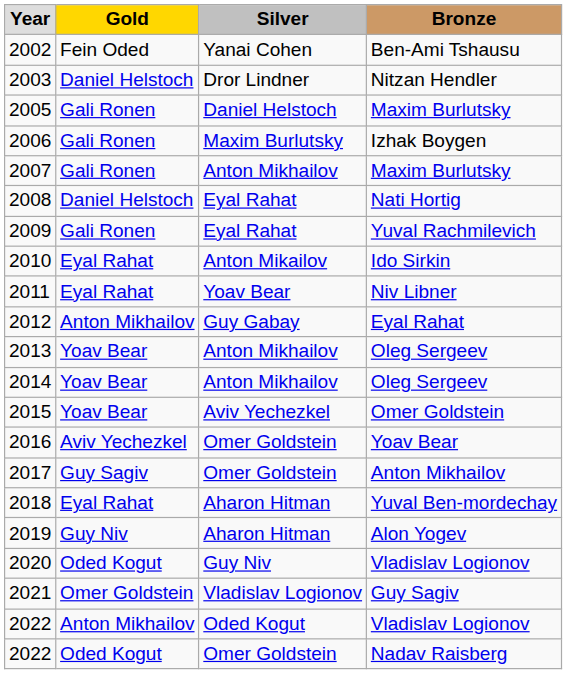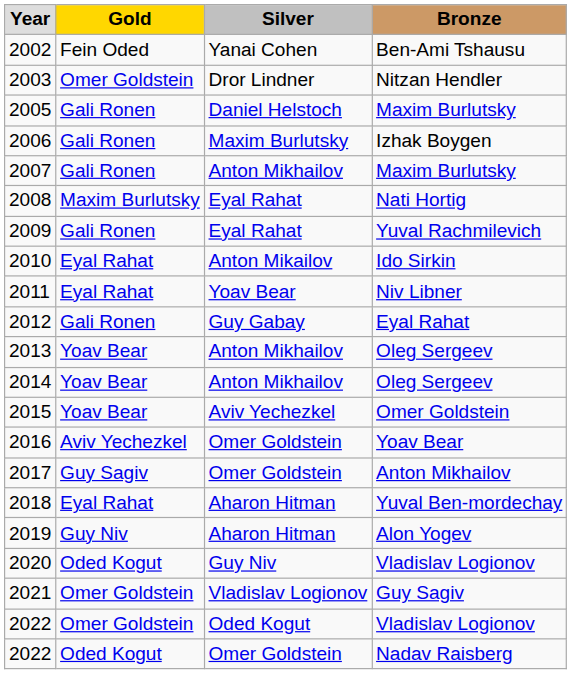(127, 79) Daniel Helstoch -> (127, 79) Omer Goldstein
(127, 200) Daniel Helstoch -> (130, 200) Maxim Burlutsky
(127, 321) Anton Mikhailov -> (108, 321) Gali Ronen
(127, 623) Anton Mikhailov -> (127, 623) Omer Goldstein
